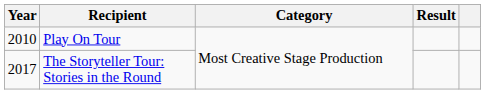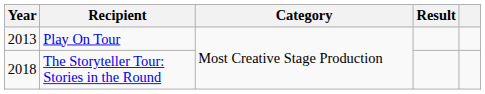(22, 38) 2010 -> (22, 38) 2013
(22, 69) 2017 -> (22, 69) 2018
